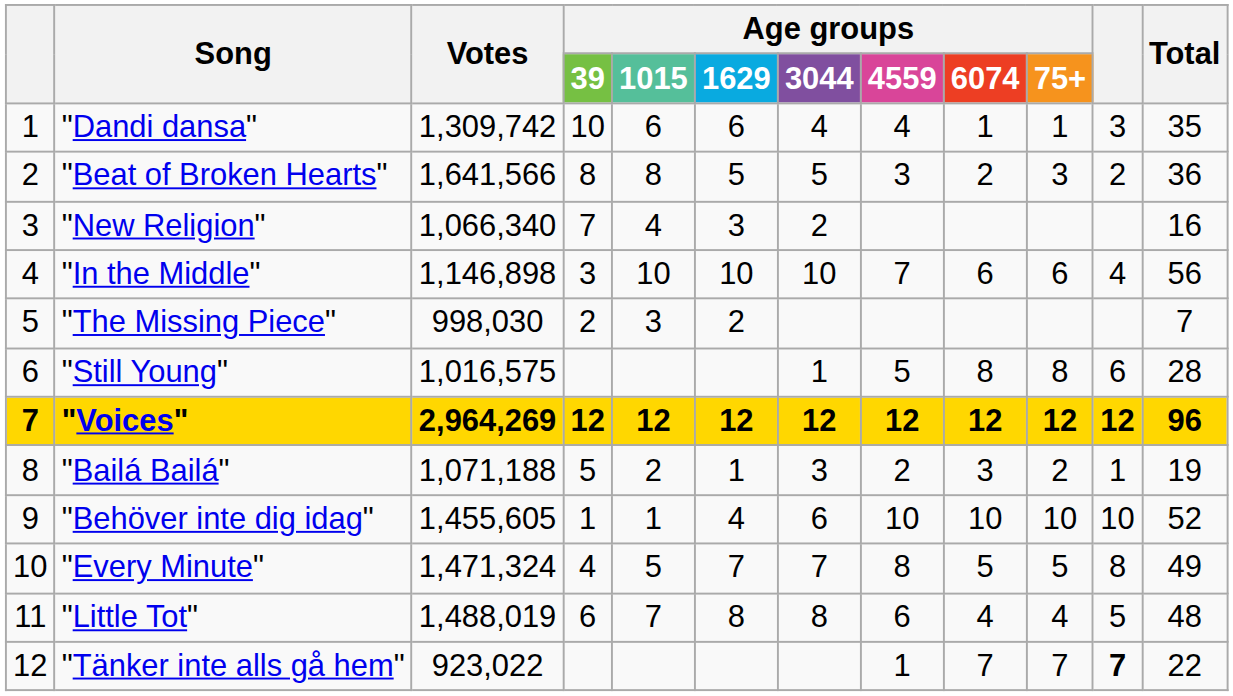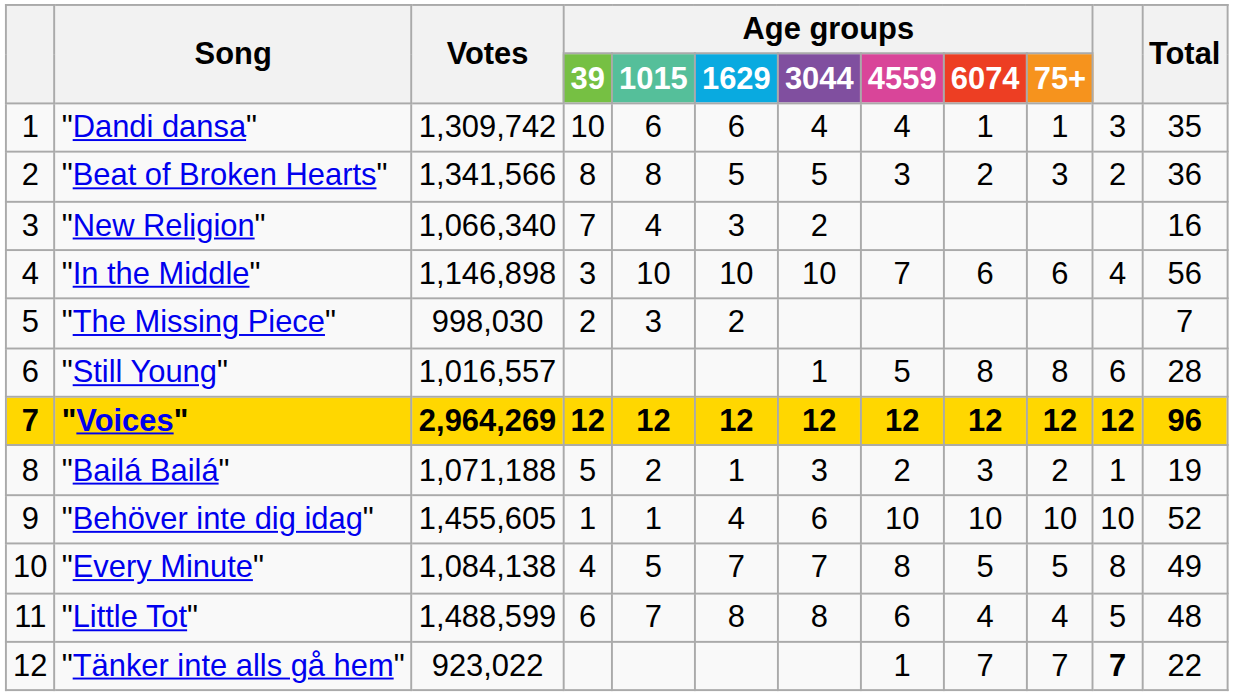(488, 175) 1,641,566 -> (488, 175) 1,341,566
(488, 371) 1,016,575 -> (488, 371) 1,016,557
(488, 567) 1,471,324 -> (488, 567) 1,084,138
(488, 616) 1,488,019 -> (488, 616) 1,488,599
